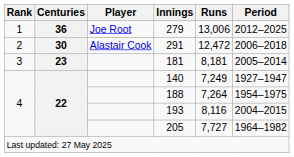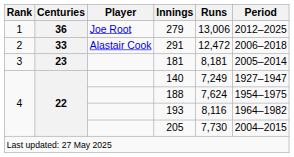(61, 45) 30 -> (61, 45) 33
(214, 95) 7,264 -> (214, 95) 7,624
(261, 111) 2004–2015 -> (261, 111) 1964–1982
(214, 128) 7,727 -> (214, 128) 7,730
(261, 128) 1964–1982 -> (261, 128) 2004–2015
